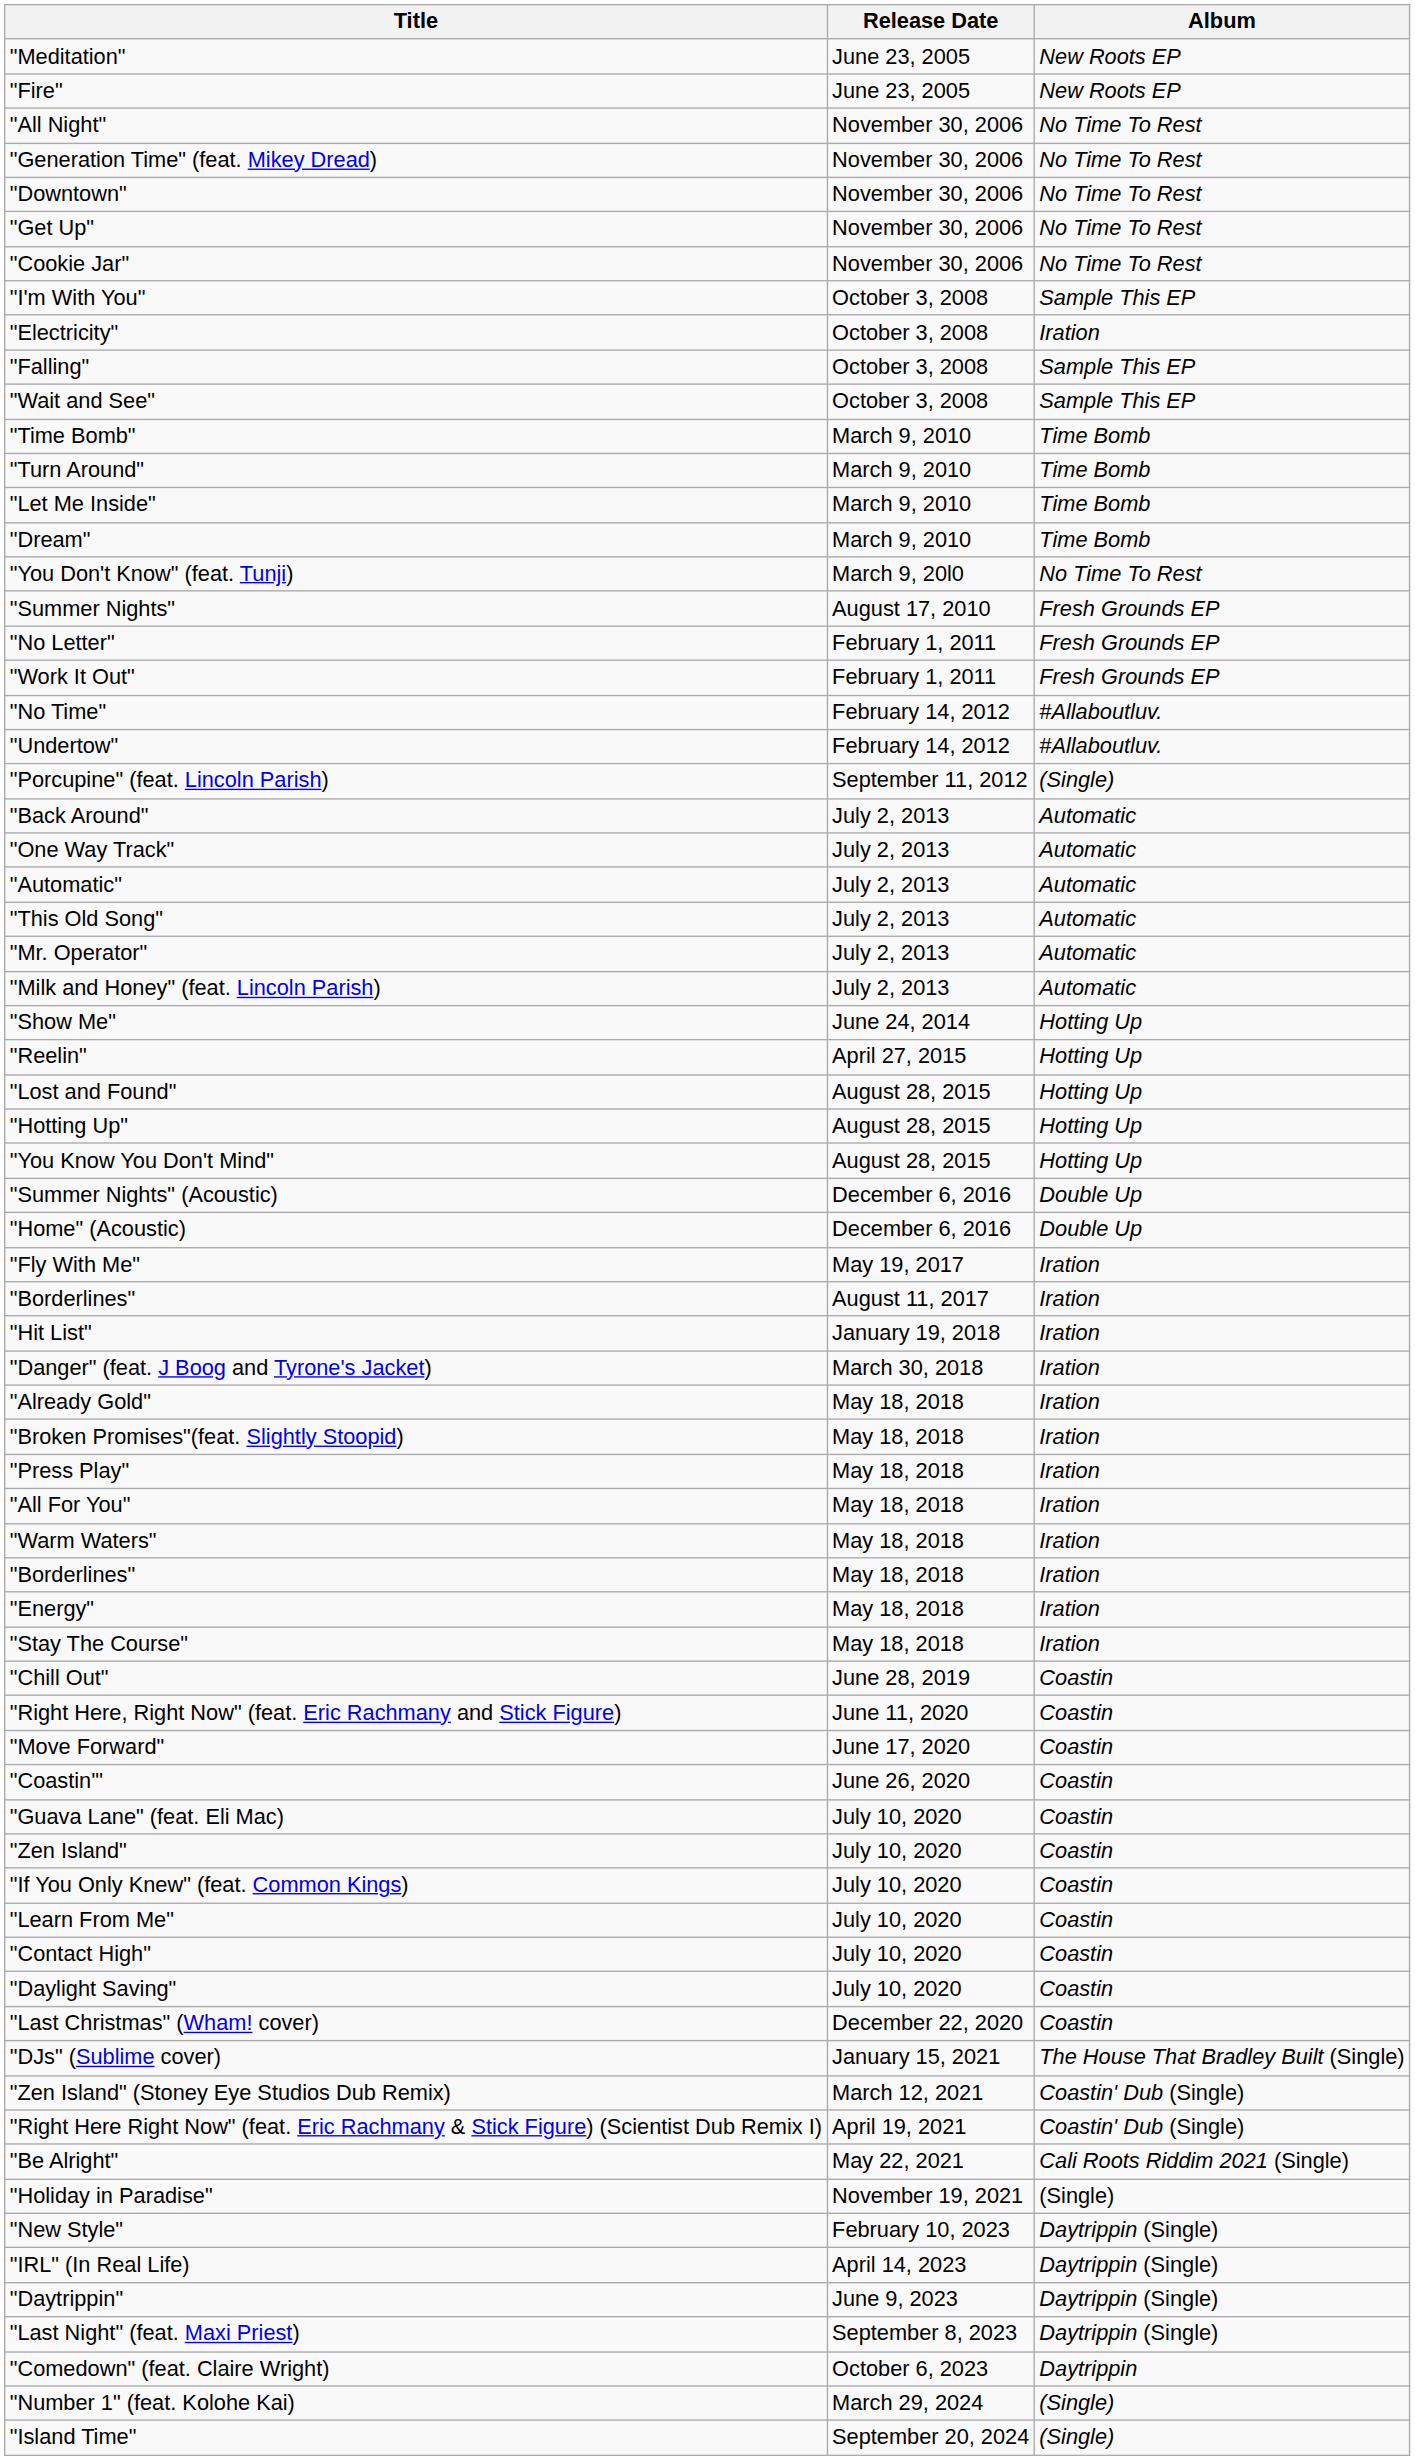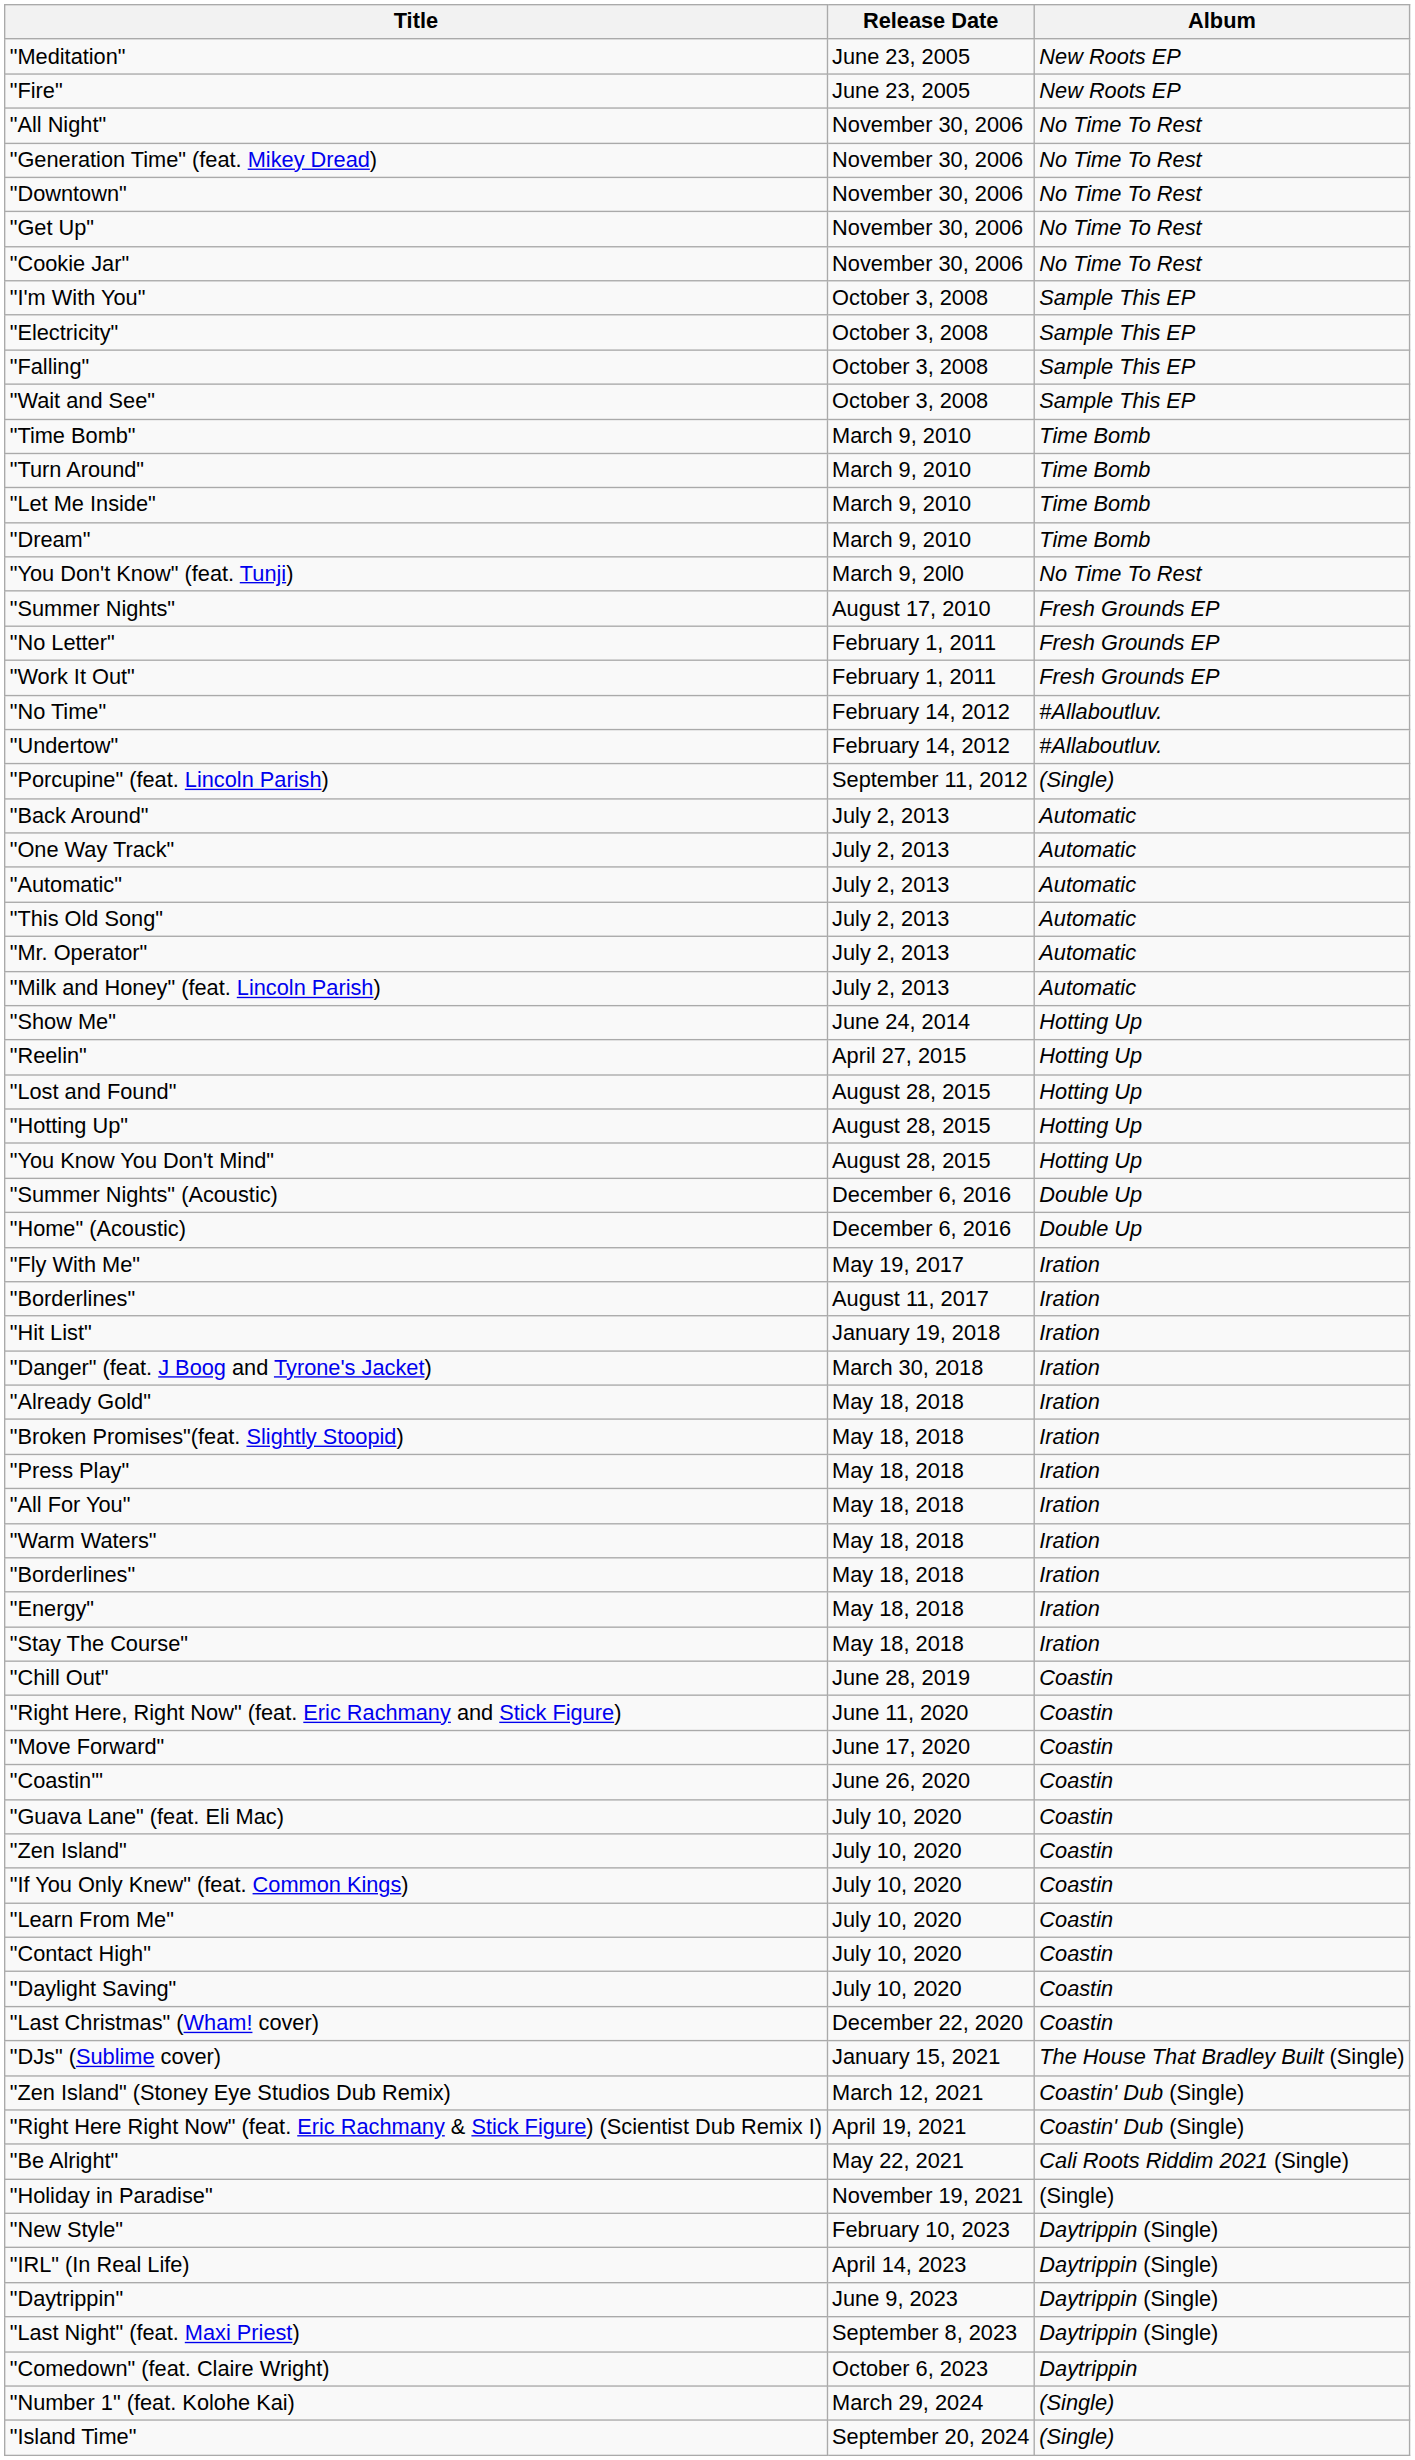(1070, 332) Iration -> (1117, 332) Sample This EP
